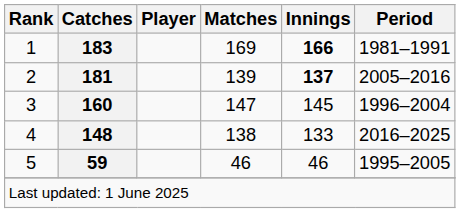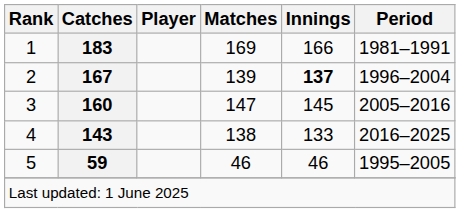(318, 47) bold -> (318, 47) normal
(97, 76) 181 -> (97, 76) 167
(405, 76) 2005–2016 -> (405, 76) 1996–2004
(405, 105) 1996–2004 -> (405, 105) 2005–2016
(97, 134) 148 -> (97, 134) 143
